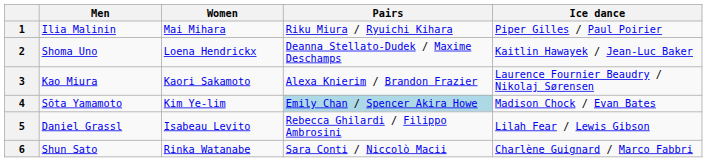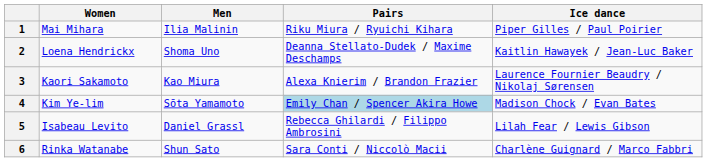columns swapped: (100, 13) <-> (222, 13)
